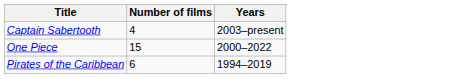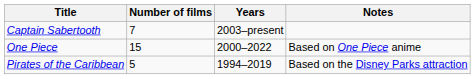+ column: (378, 13)
(132, 30) 4 -> (132, 30) 7
(132, 64) 6 -> (132, 64) 5
